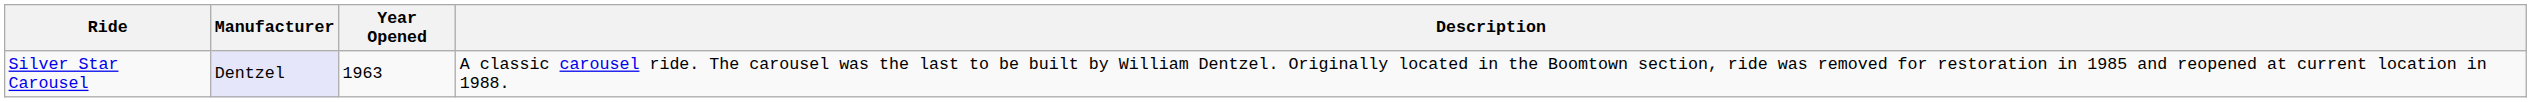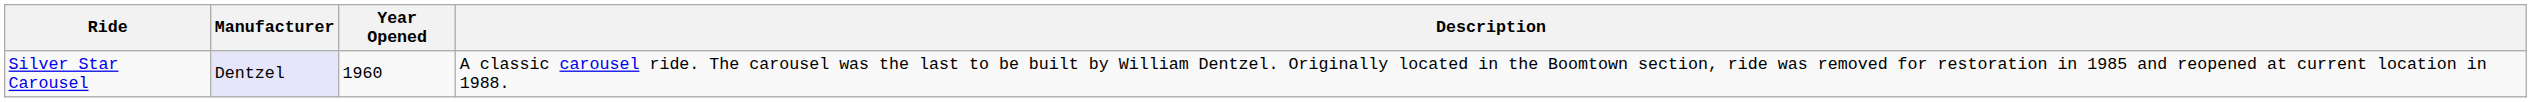(362, 74) 1963 -> (362, 74) 1960
